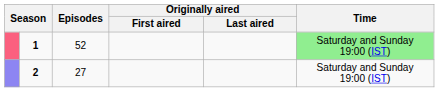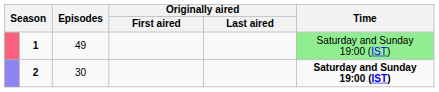(81, 46) 52 -> (81, 46) 49
(81, 73) 27 -> (81, 73) 30
(365, 73) normal -> (365, 73) bold
